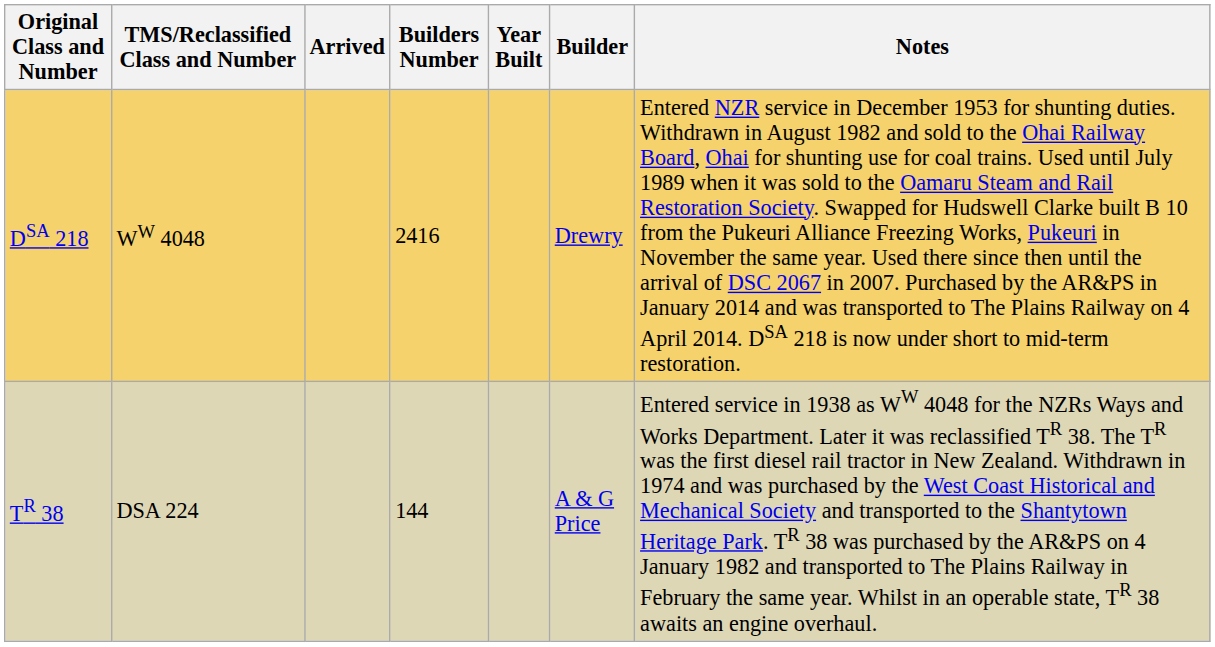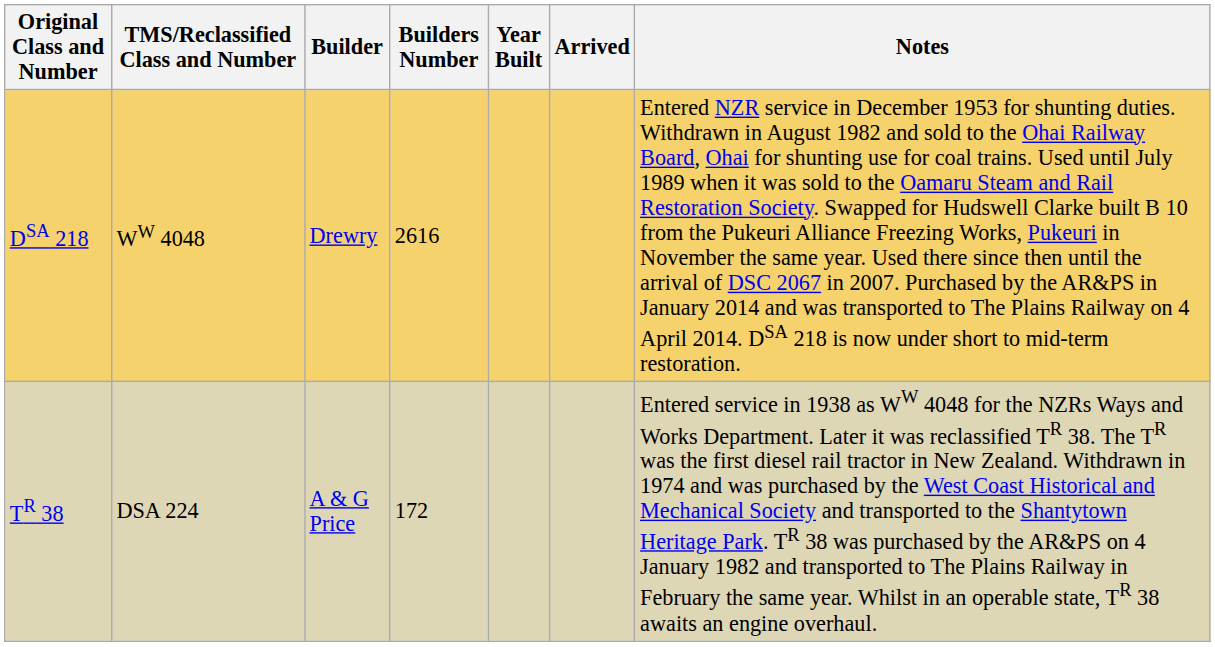columns swapped: (592, 47) <-> (347, 47)
(417, 235) 2416 -> (417, 235) 2616
(412, 511) 144 -> (412, 511) 172
